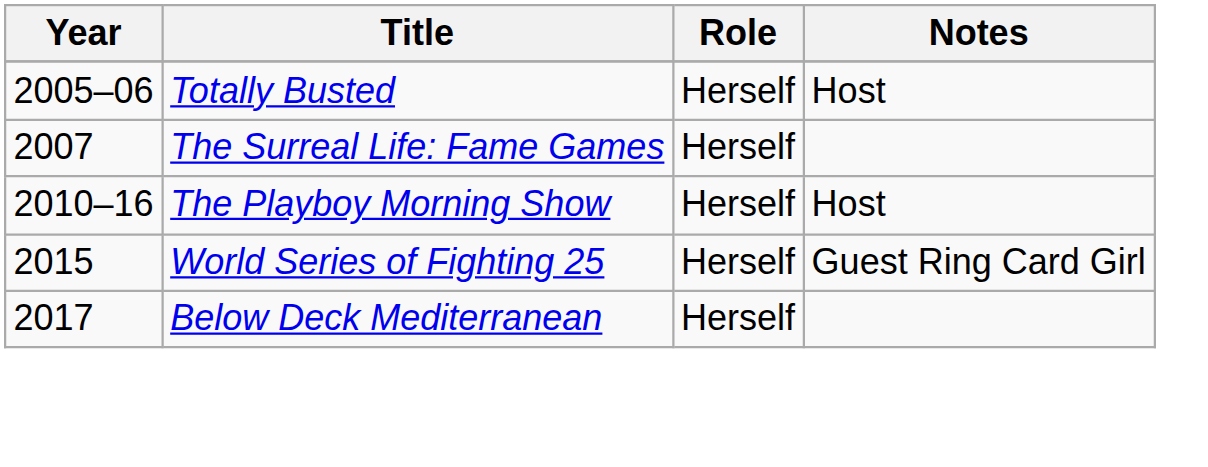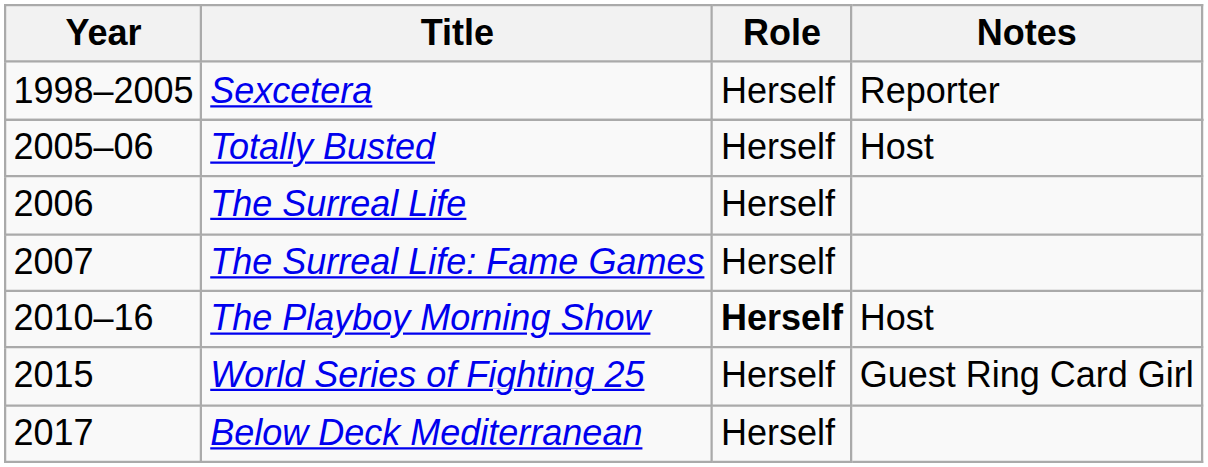+ row: (291, 90)
+ row: (338, 204)
(738, 204) normal -> (782, 318) bold
